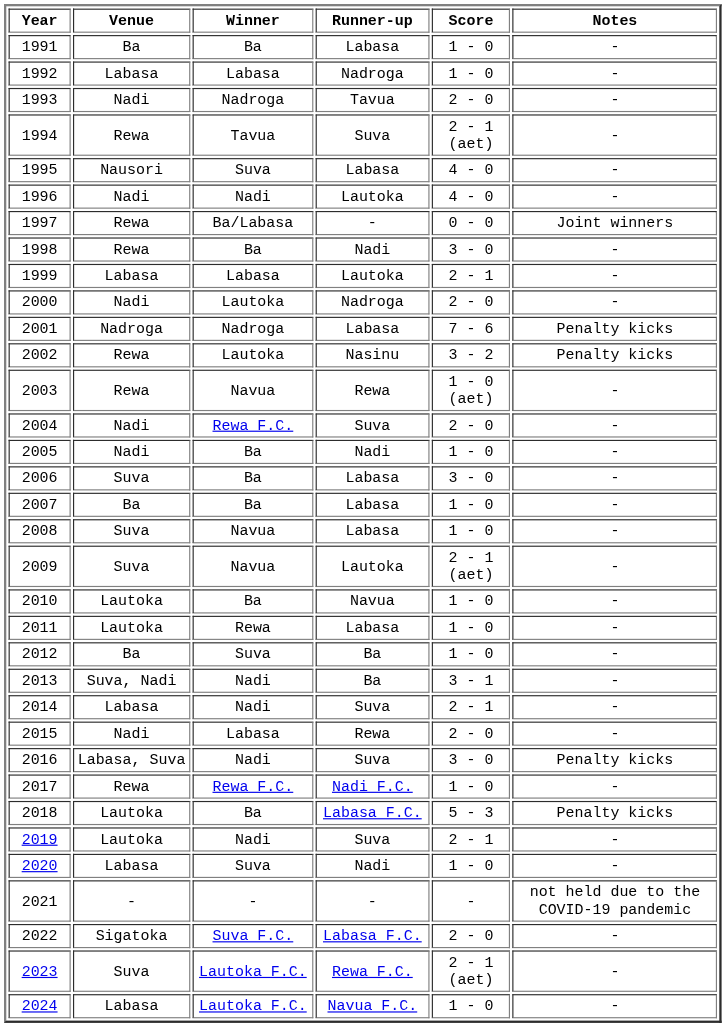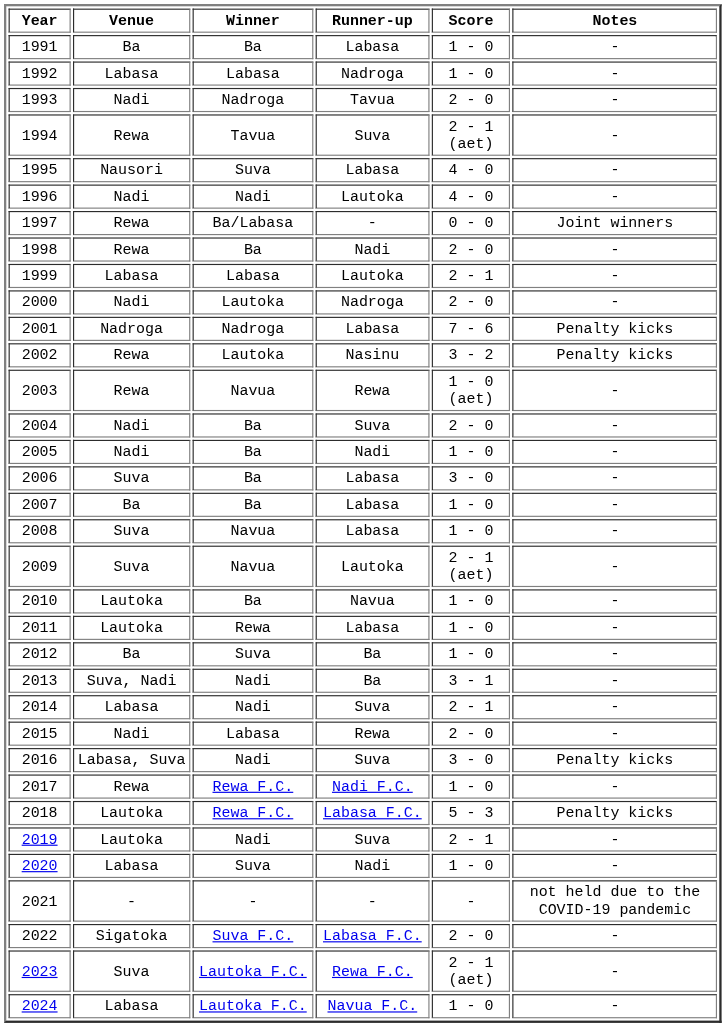(471, 250) 3 - 0 -> (471, 250) 2 - 0
(253, 425) Rewa F.C. -> (253, 425) Ba
(253, 813) Ba -> (253, 813) Rewa F.C.
